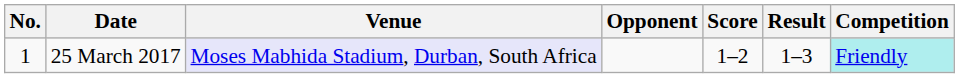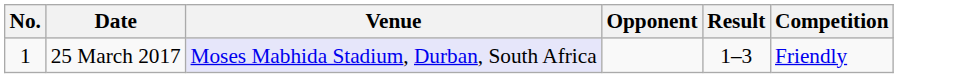- column: (733, 21)
(871, 55) paleturquoise background -> (811, 55) no background
